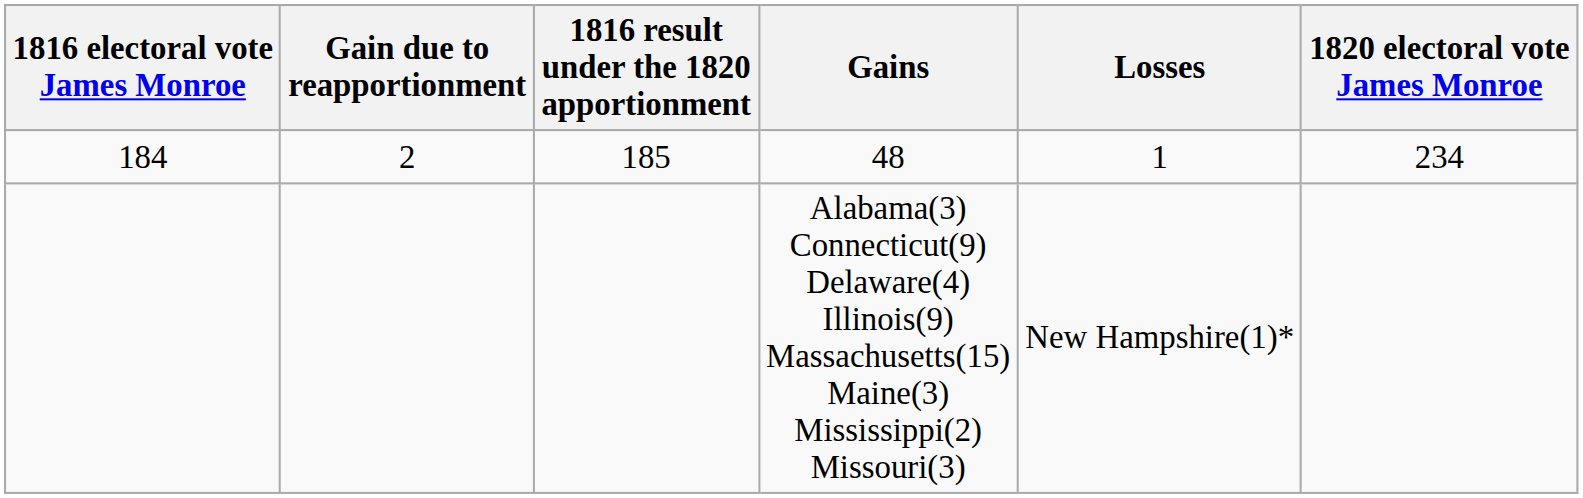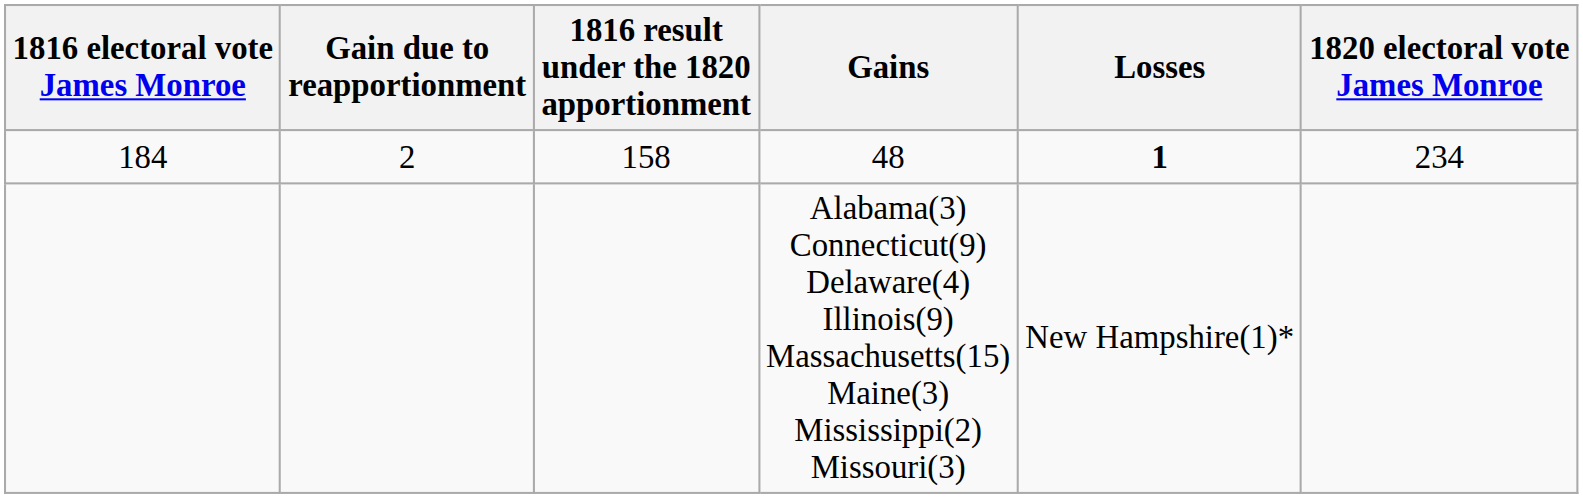(646, 156) 185 -> (646, 156) 158
(1160, 156) normal -> (1160, 156) bold
